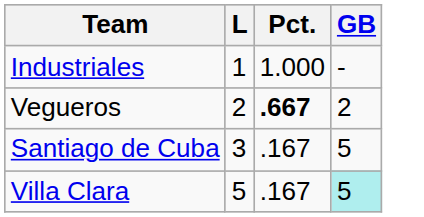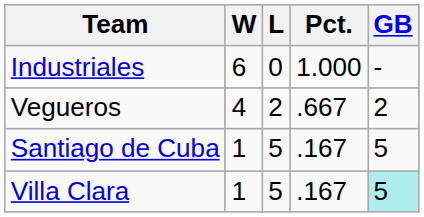+ column: (244, 25)
(239, 66) 1 -> (276, 66) 0
(285, 107) bold -> (322, 107) normal
(239, 149) 3 -> (276, 149) 5
